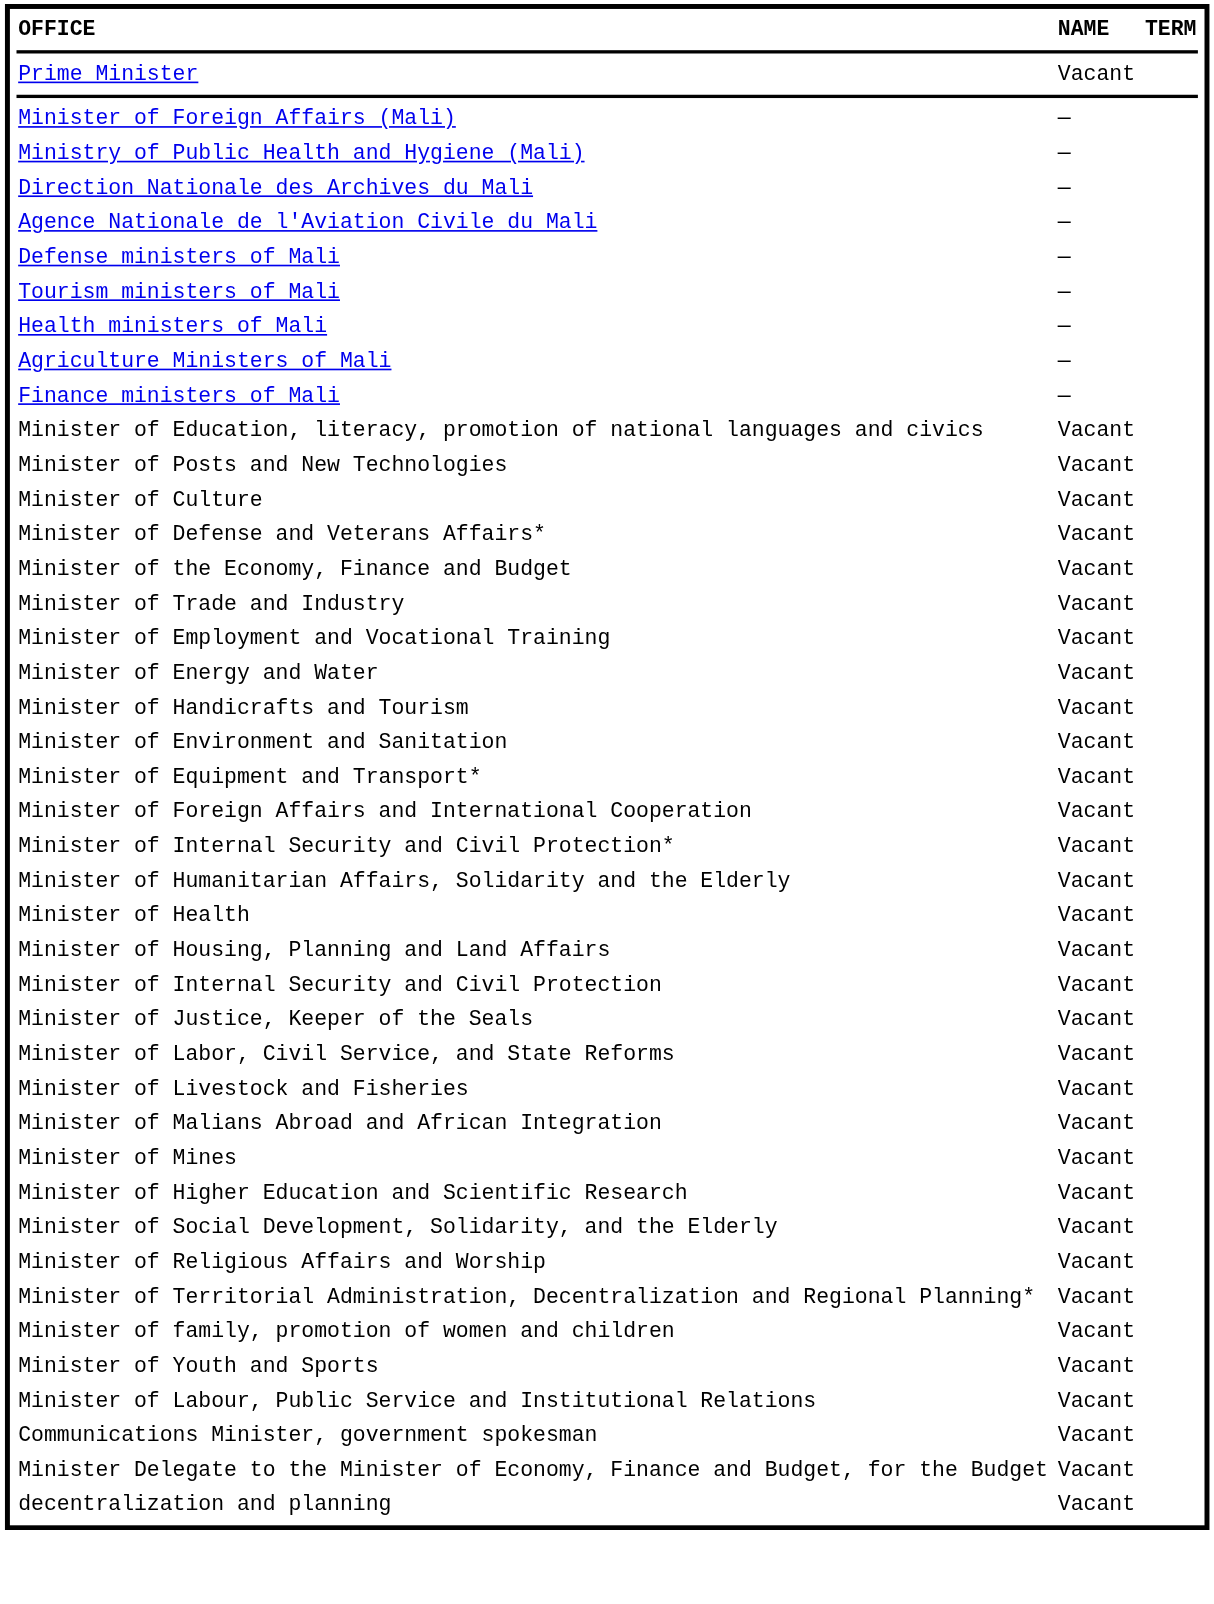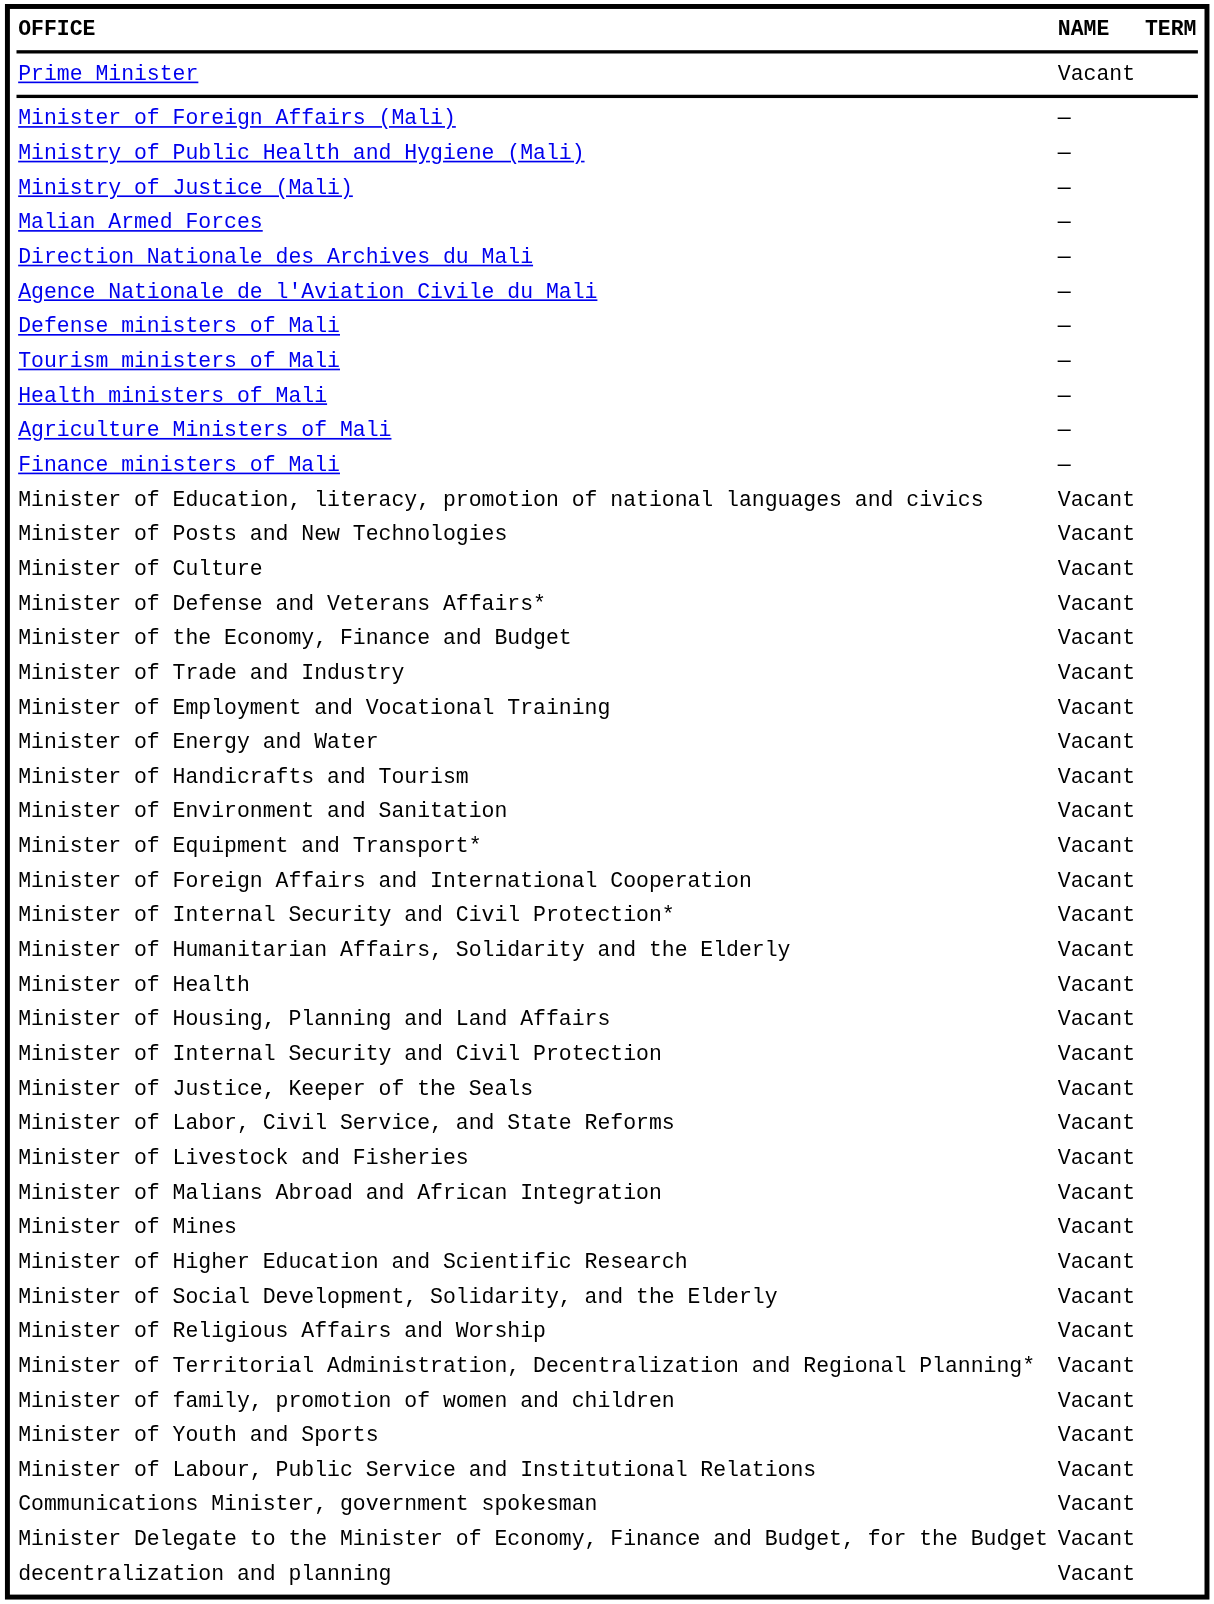+ row: (185, 188)
+ row: (140, 223)
